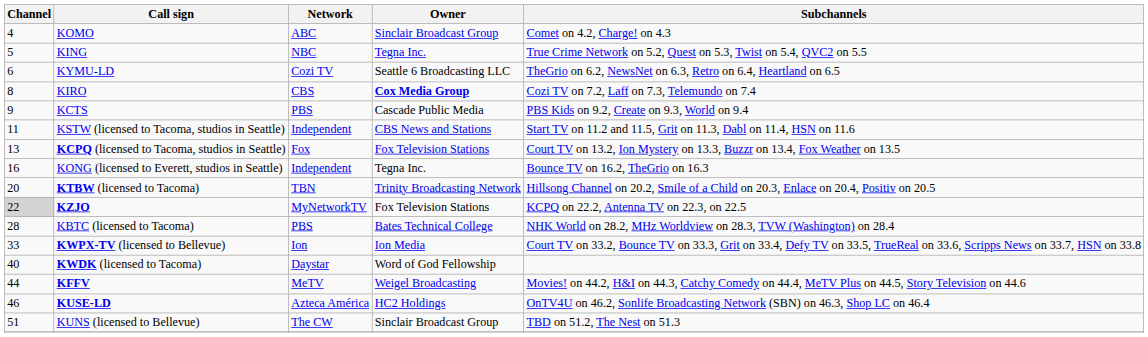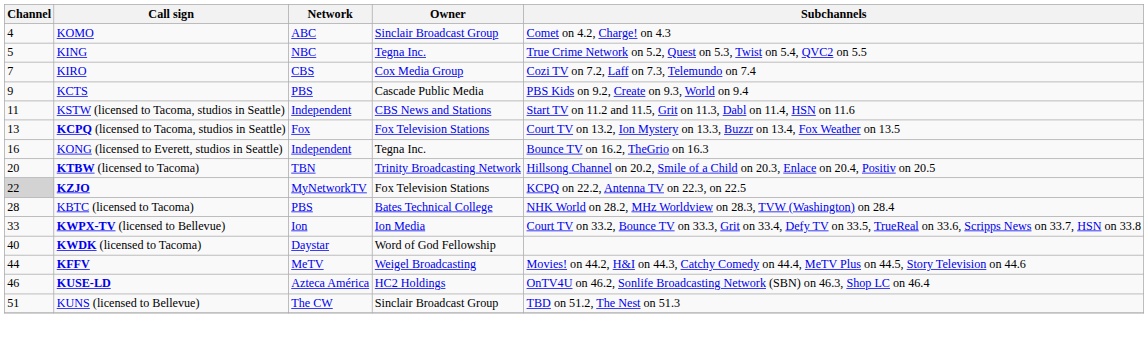- row: (85, 71)
(10, 91) 8 -> (10, 71) 7
(422, 91) bold -> (419, 71) normal
